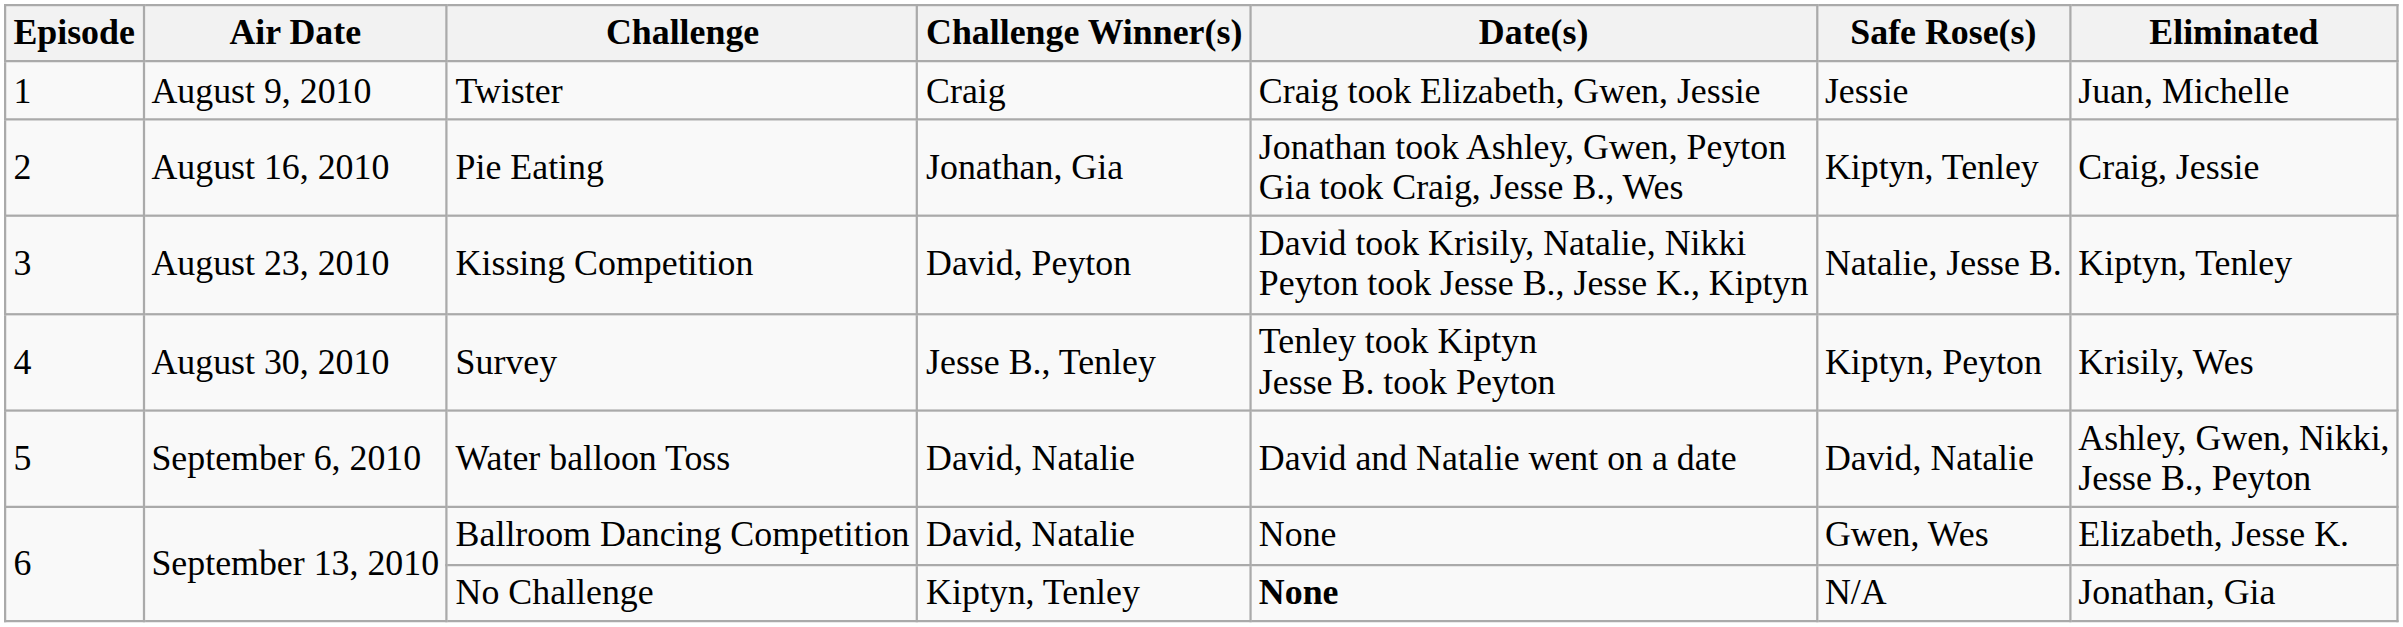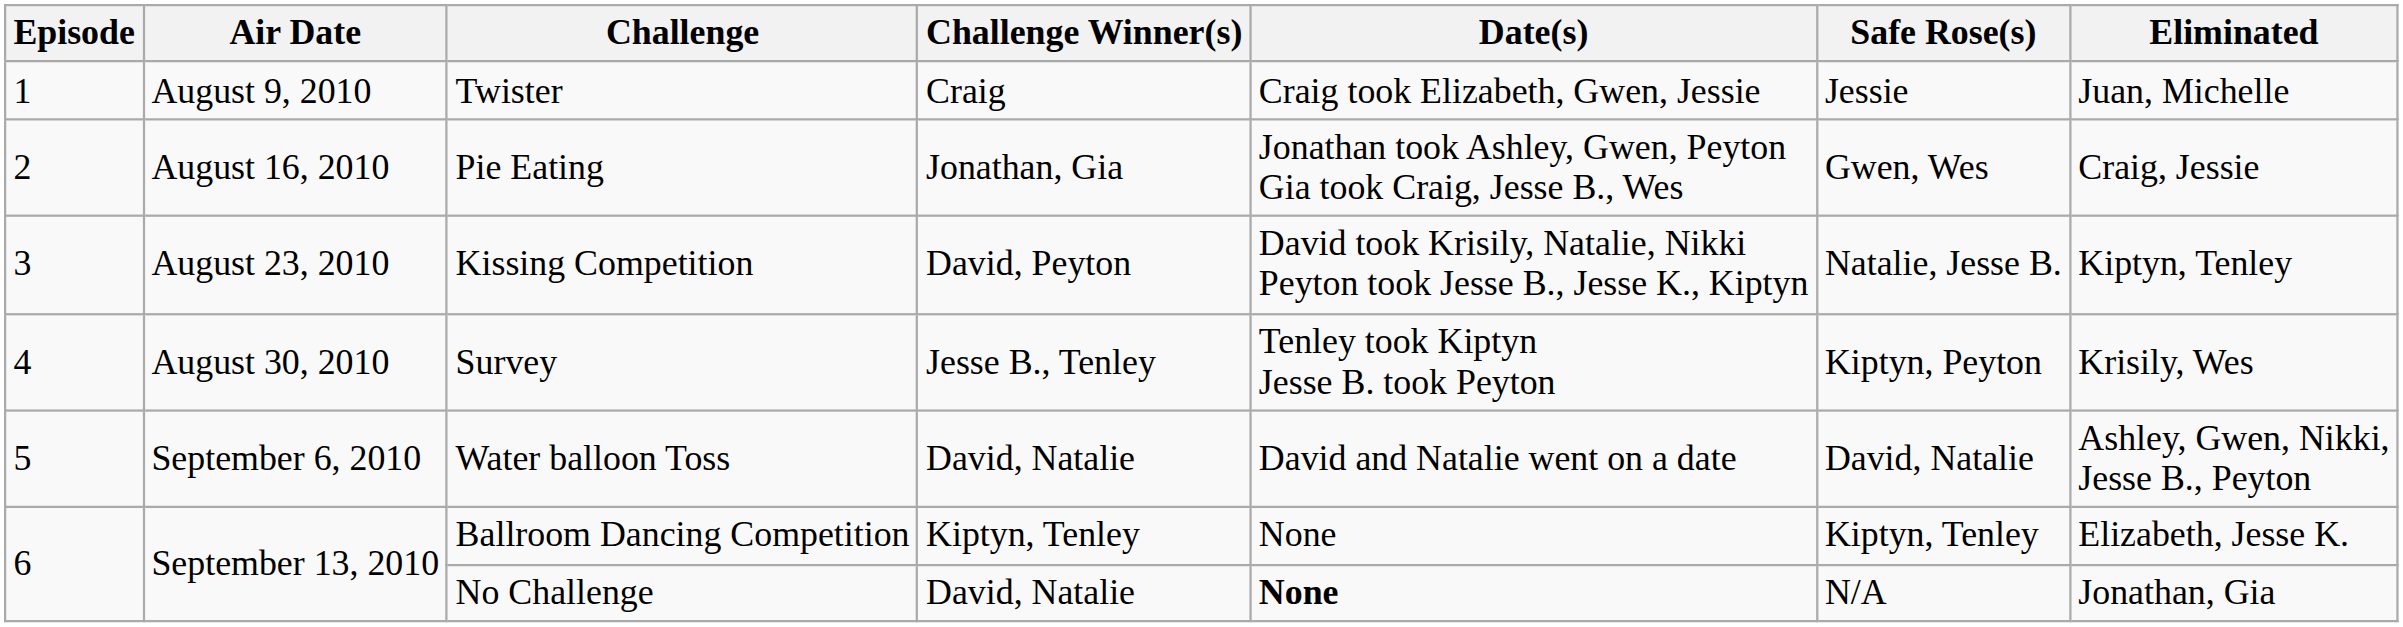(1932, 166) Kiptyn, Tenley -> (1907, 166) Gwen, Wes
(1031, 535) David, Natalie -> (1033, 535) Kiptyn, Tenley
(1907, 535) Gwen, Wes -> (1932, 535) Kiptyn, Tenley
(1033, 592) Kiptyn, Tenley -> (1031, 592) David, Natalie
